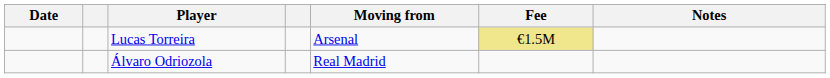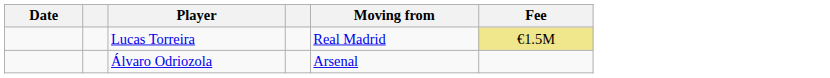- column: (709, 15)
(336, 38) Arsenal -> (350, 38) Real Madrid
(350, 61) Real Madrid -> (336, 61) Arsenal
